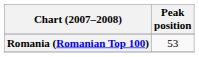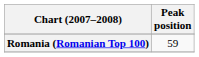(173, 43) 53 -> (173, 43) 59
